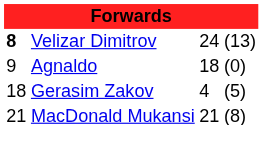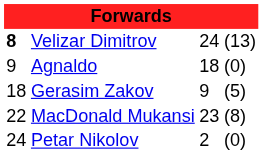(204, 90) 4 -> (204, 90) 9
(16, 115) 21 -> (16, 115) 22
(209, 115) 21 -> (209, 115) 23
+ row: (85, 140)
